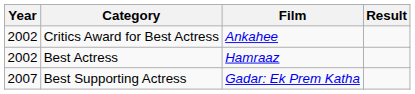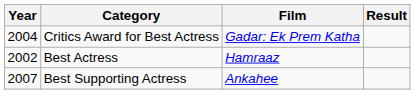(22, 37) 2002 -> (22, 37) 2004
(252, 37) Ankahee -> (293, 37) Gadar: Ek Prem Katha
(293, 79) Gadar: Ek Prem Katha -> (252, 79) Ankahee
